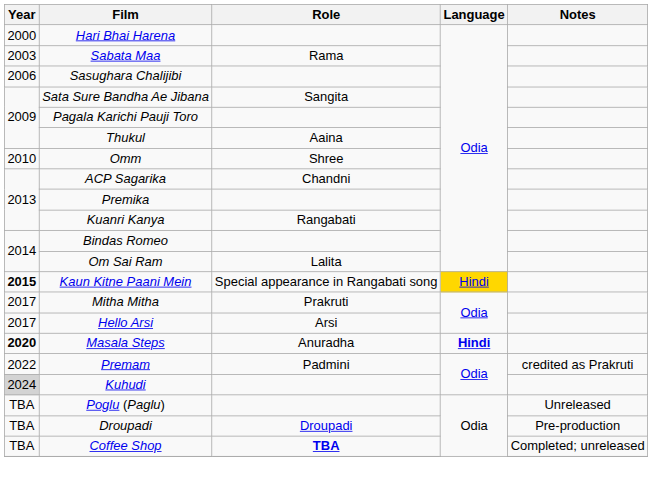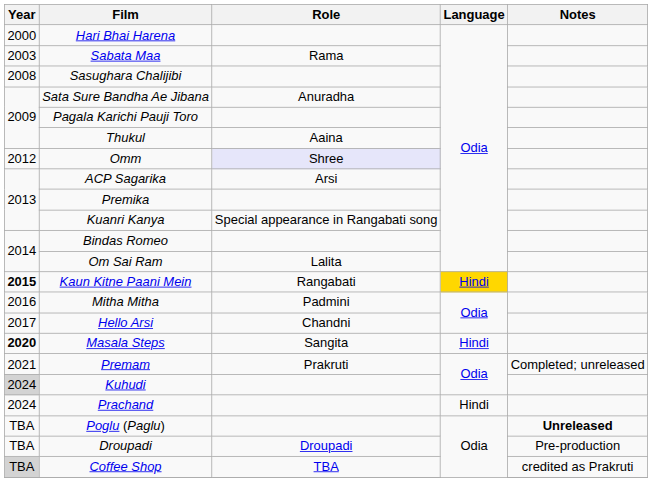(22, 76) 2006 -> (22, 76) 2008
(326, 96) Sangita -> (326, 96) Anuradha
(22, 158) 2010 -> (22, 158) 2012
(326, 158) no background -> (326, 158) lavender background
(326, 179) Chandni -> (326, 179) Arsi
(326, 220) Rangabati -> (326, 220) Special appearance in Rangabati song
(326, 281) Special appearance in Rangabati song -> (326, 281) Rangabati
(22, 302) 2017 -> (22, 302) 2016
(326, 302) Prakruti -> (326, 302) Padmini
(326, 323) Arsi -> (326, 323) Chandni
(326, 343) Anuradha -> (326, 343) Sangita
(474, 343) bold -> (474, 343) normal
(22, 364) 2022 -> (22, 364) 2021
(326, 364) Padmini -> (326, 364) Prakruti
(578, 364) credited as Prakruti -> (578, 364) Completed; unreleased
+ row: (126, 405)
(578, 405) normal -> (578, 425) bold
(22, 446) no background -> (22, 466) lightgrey background
(326, 446) bold -> (326, 466) normal
(578, 446) Completed; unreleased -> (578, 466) credited as Prakruti
